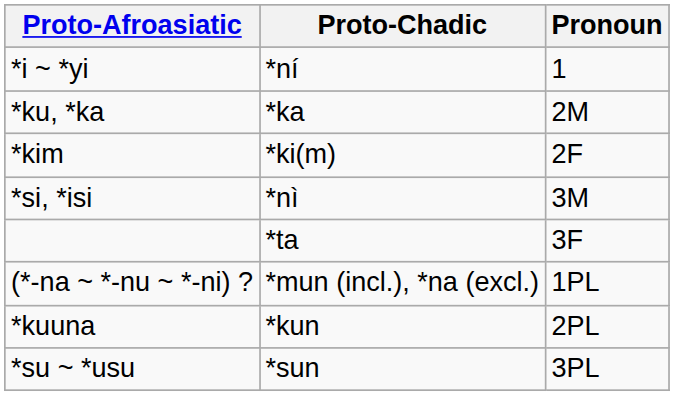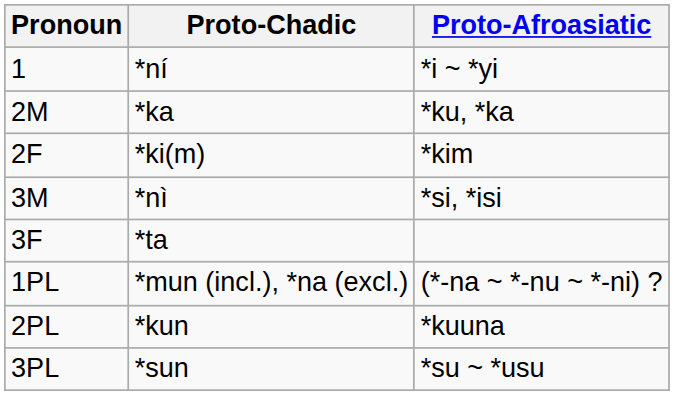columns swapped: (607, 25) <-> (132, 25)
